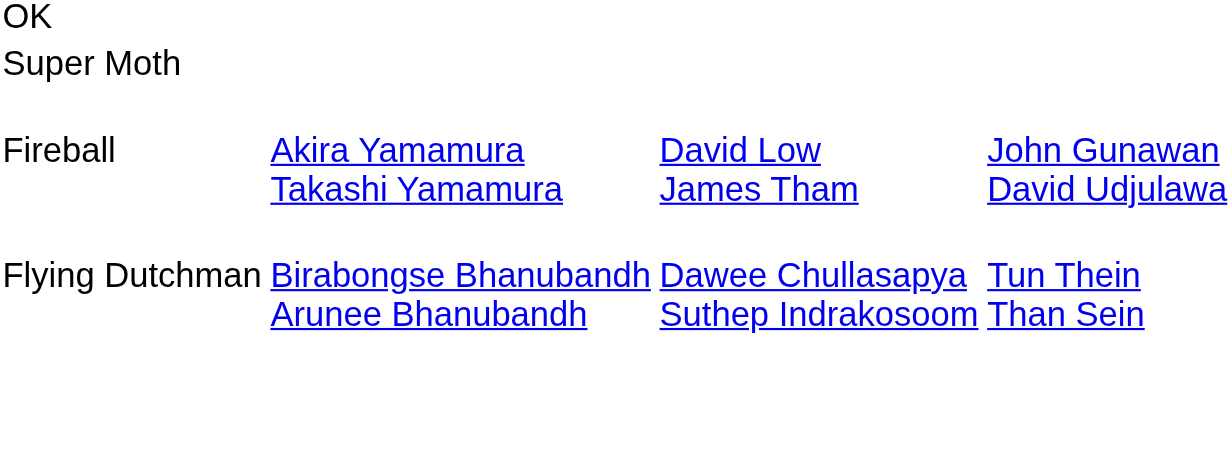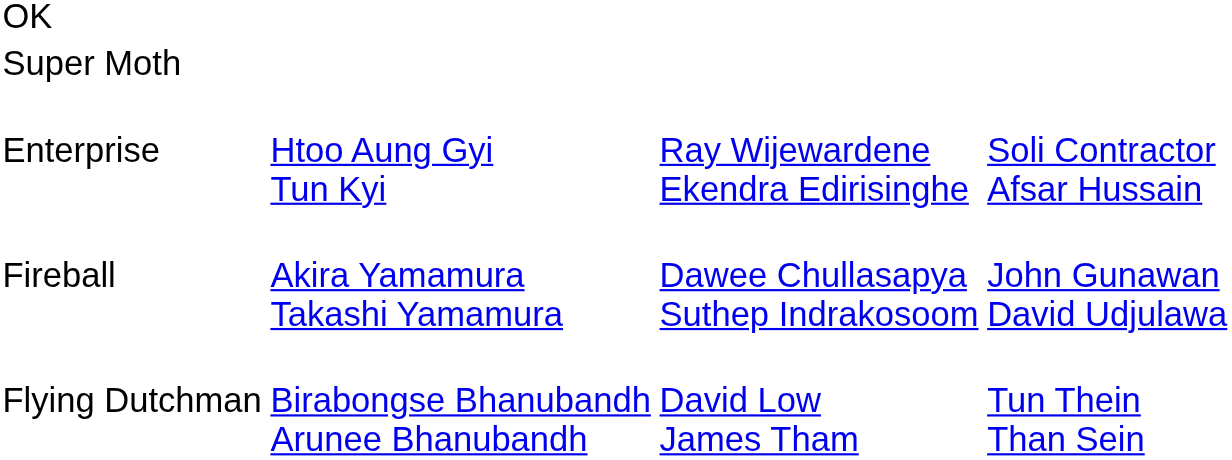+ row: (81, 150)
(759, 169) David Low James Tham -> (819, 294) Dawee Chullasapya Suthep Indrakosoom
(819, 294) Dawee Chullasapya Suthep Indrakosoom -> (759, 420) David Low James Tham
